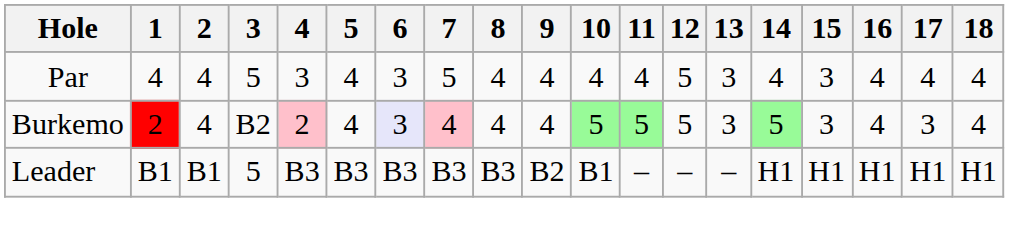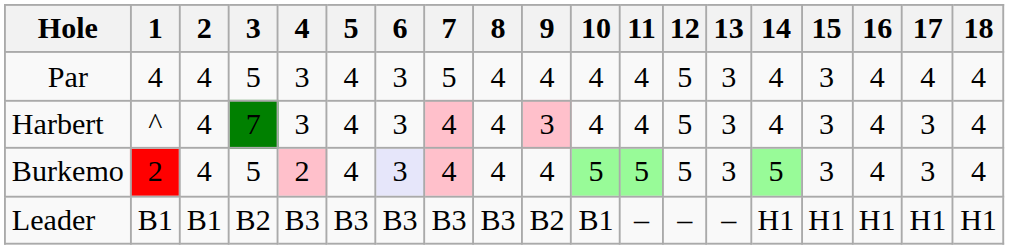+ row: (58, 123)
(253, 123) B2 -> (253, 171) 5
(253, 171) 5 -> (253, 219) B2
